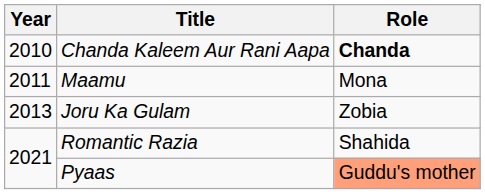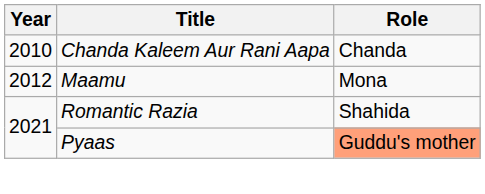(374, 50) bold -> (373, 50) normal
(30, 81) 2011 -> (31, 81) 2012
- row: (126, 111)
